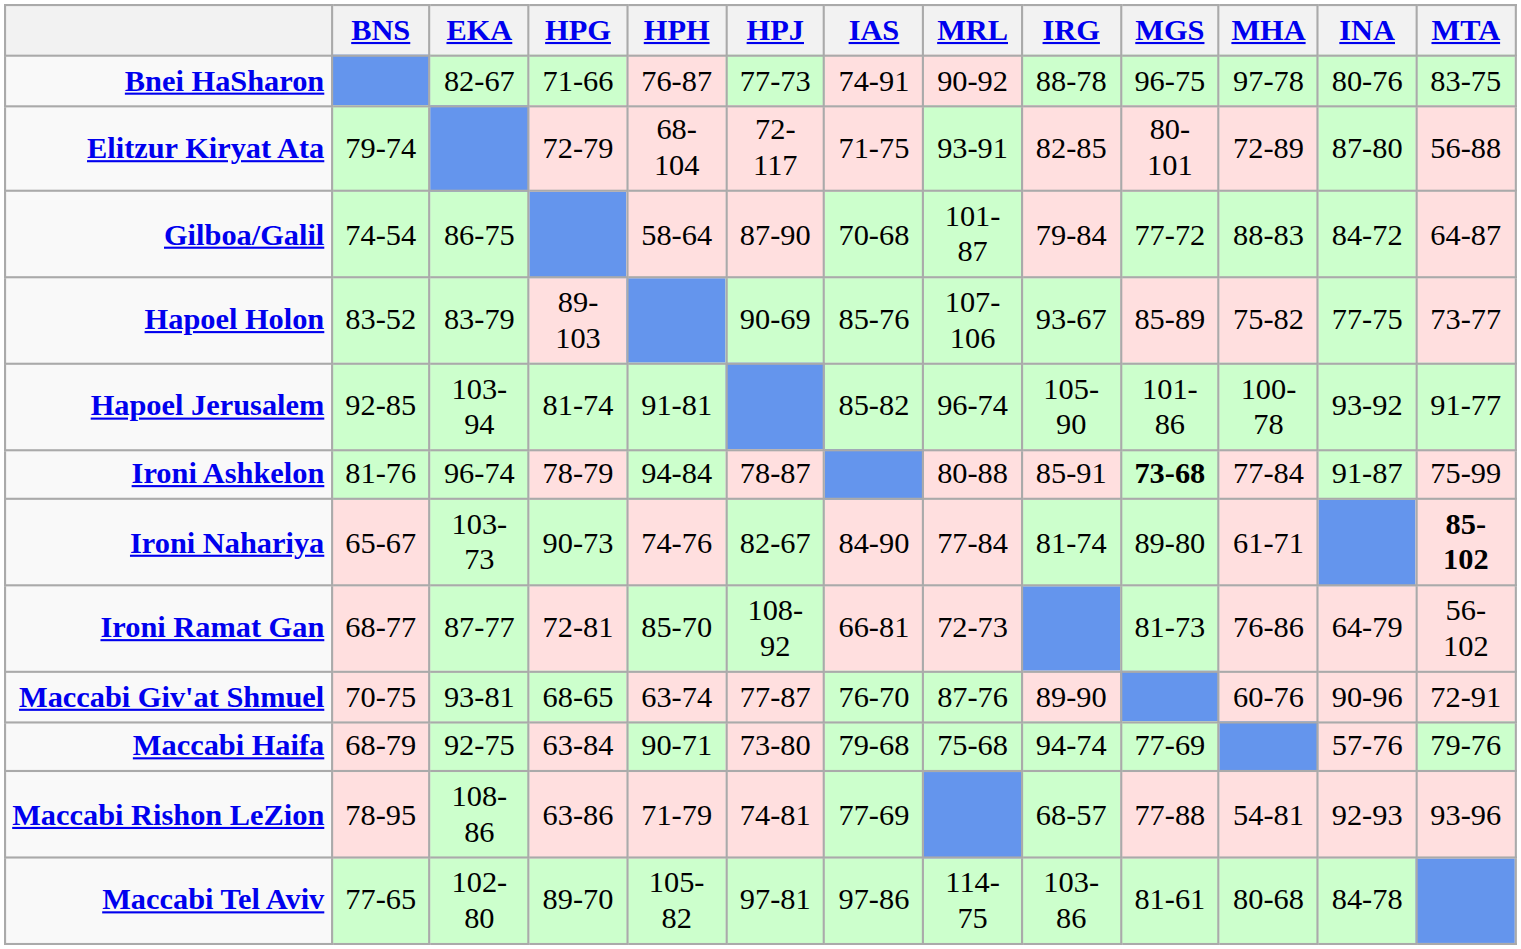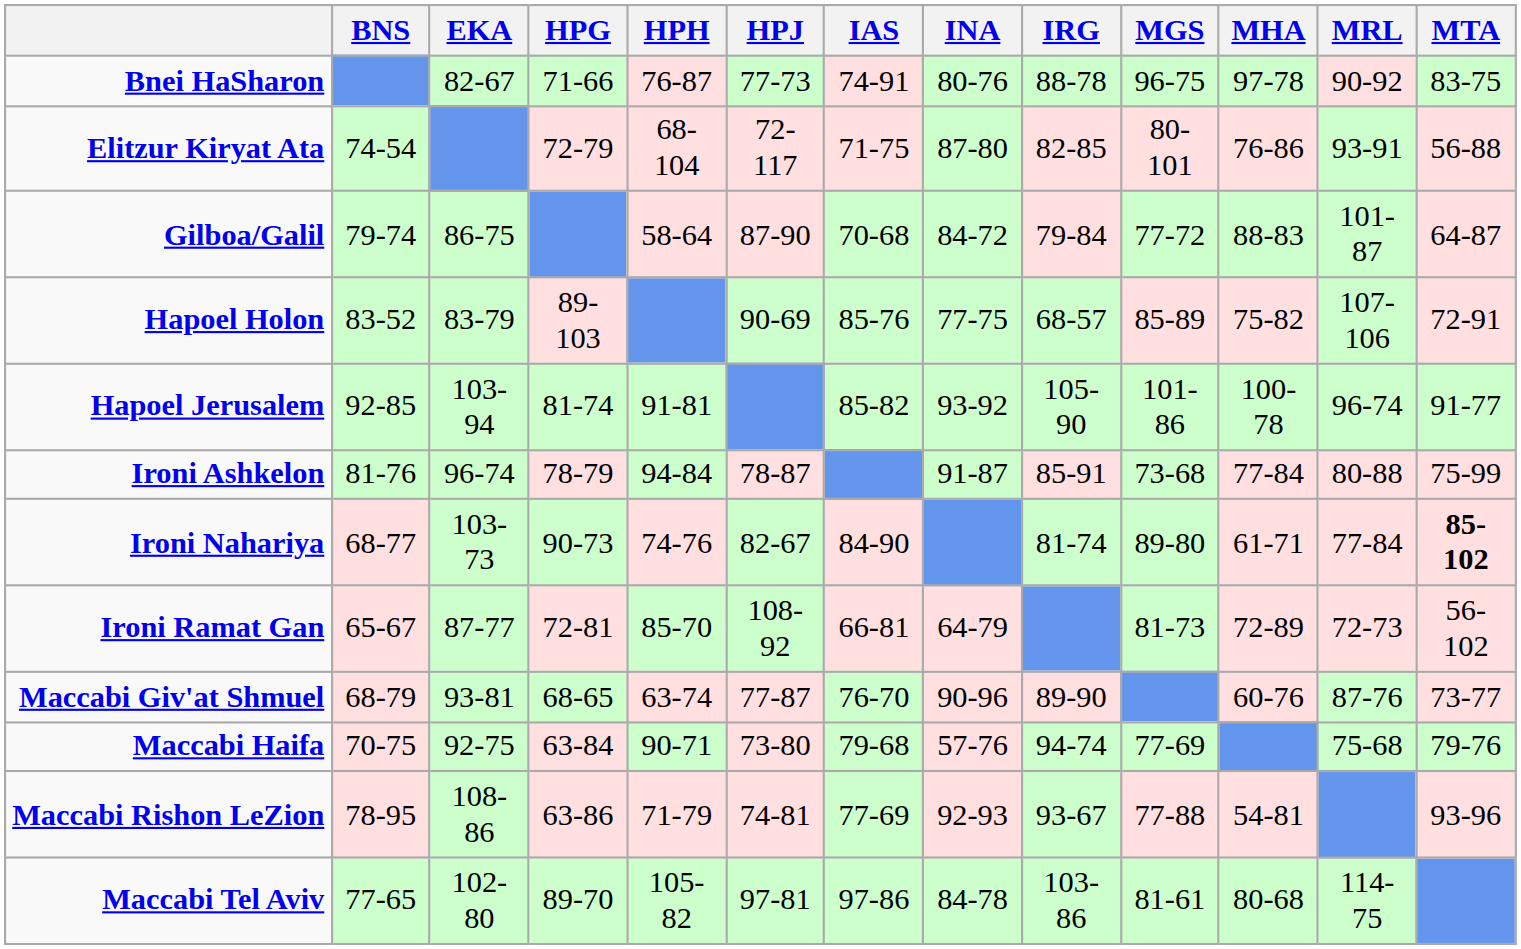columns swapped: (1367, 29) <-> (973, 29)
(381, 148) 79-74 -> (381, 148) 74-54
(1268, 148) 72-89 -> (1268, 148) 76-86
(381, 234) 74-54 -> (381, 234) 79-74
(1071, 320) 93-67 -> (1071, 320) 68-57
(1466, 320) 73-77 -> (1466, 320) 72-91
(1170, 474) bold -> (1170, 474) normal
(381, 542) 65-67 -> (381, 542) 68-77
(381, 628) 68-77 -> (381, 628) 65-67
(1268, 628) 76-86 -> (1268, 628) 72-89
(381, 696) 70-75 -> (381, 696) 68-79
(1466, 696) 72-91 -> (1466, 696) 73-77
(381, 746) 68-79 -> (381, 746) 70-75
(1071, 814) 68-57 -> (1071, 814) 93-67
